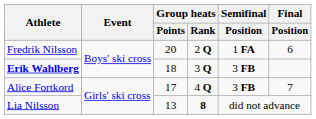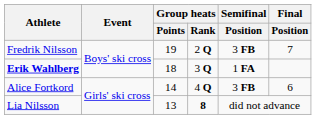(171, 50) 20 -> (171, 50) 19
(244, 50) 1 FA -> (244, 50) 3 FB
(290, 50) 6 -> (290, 50) 7
(244, 68) 3 FB -> (244, 68) 1 FA
(171, 87) 17 -> (171, 87) 14
(290, 87) 7 -> (290, 87) 6
